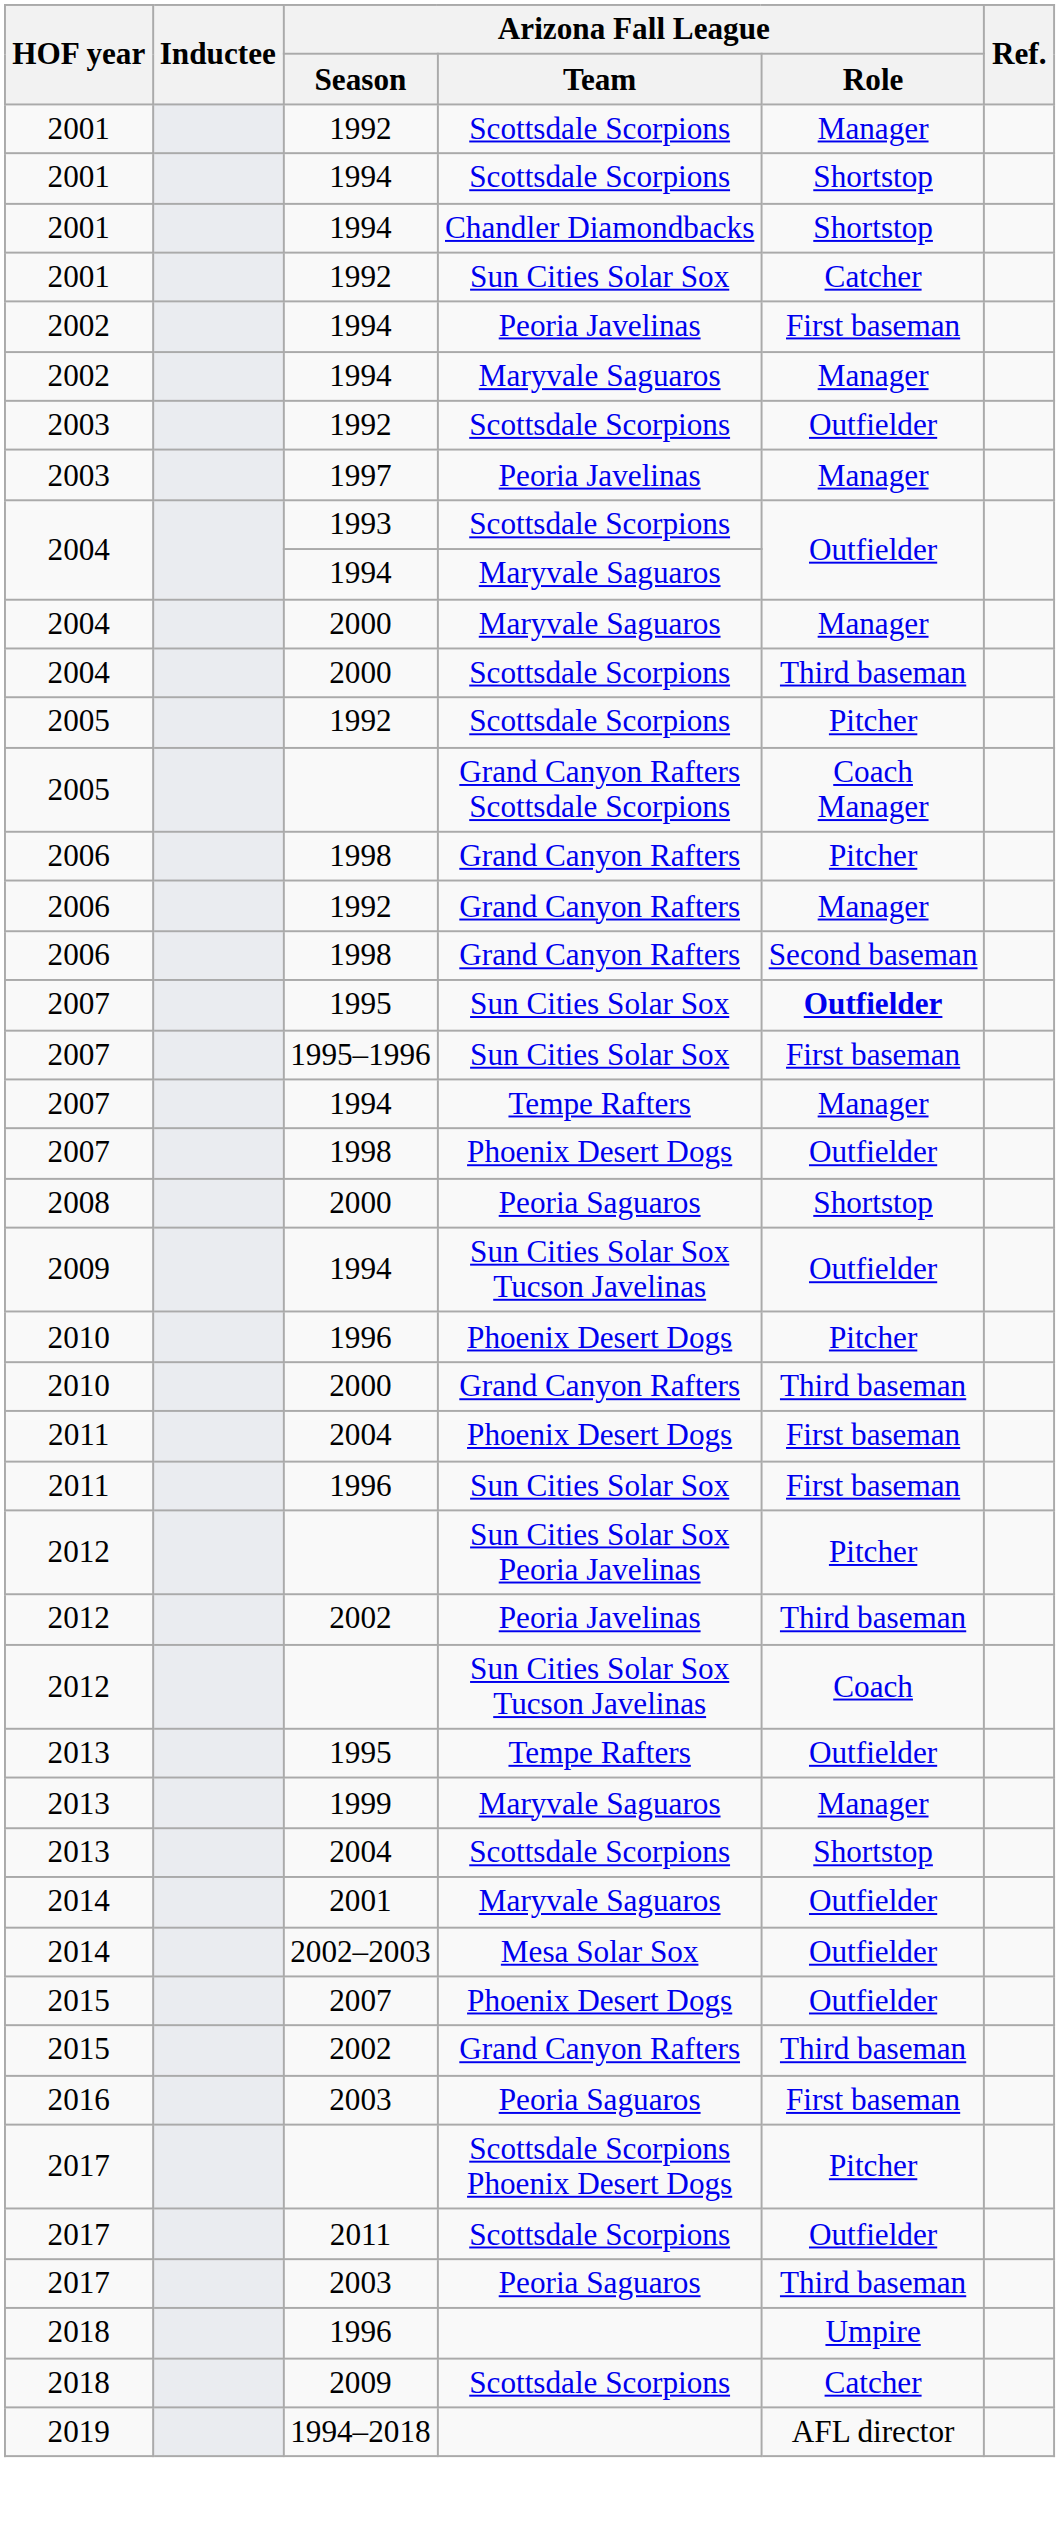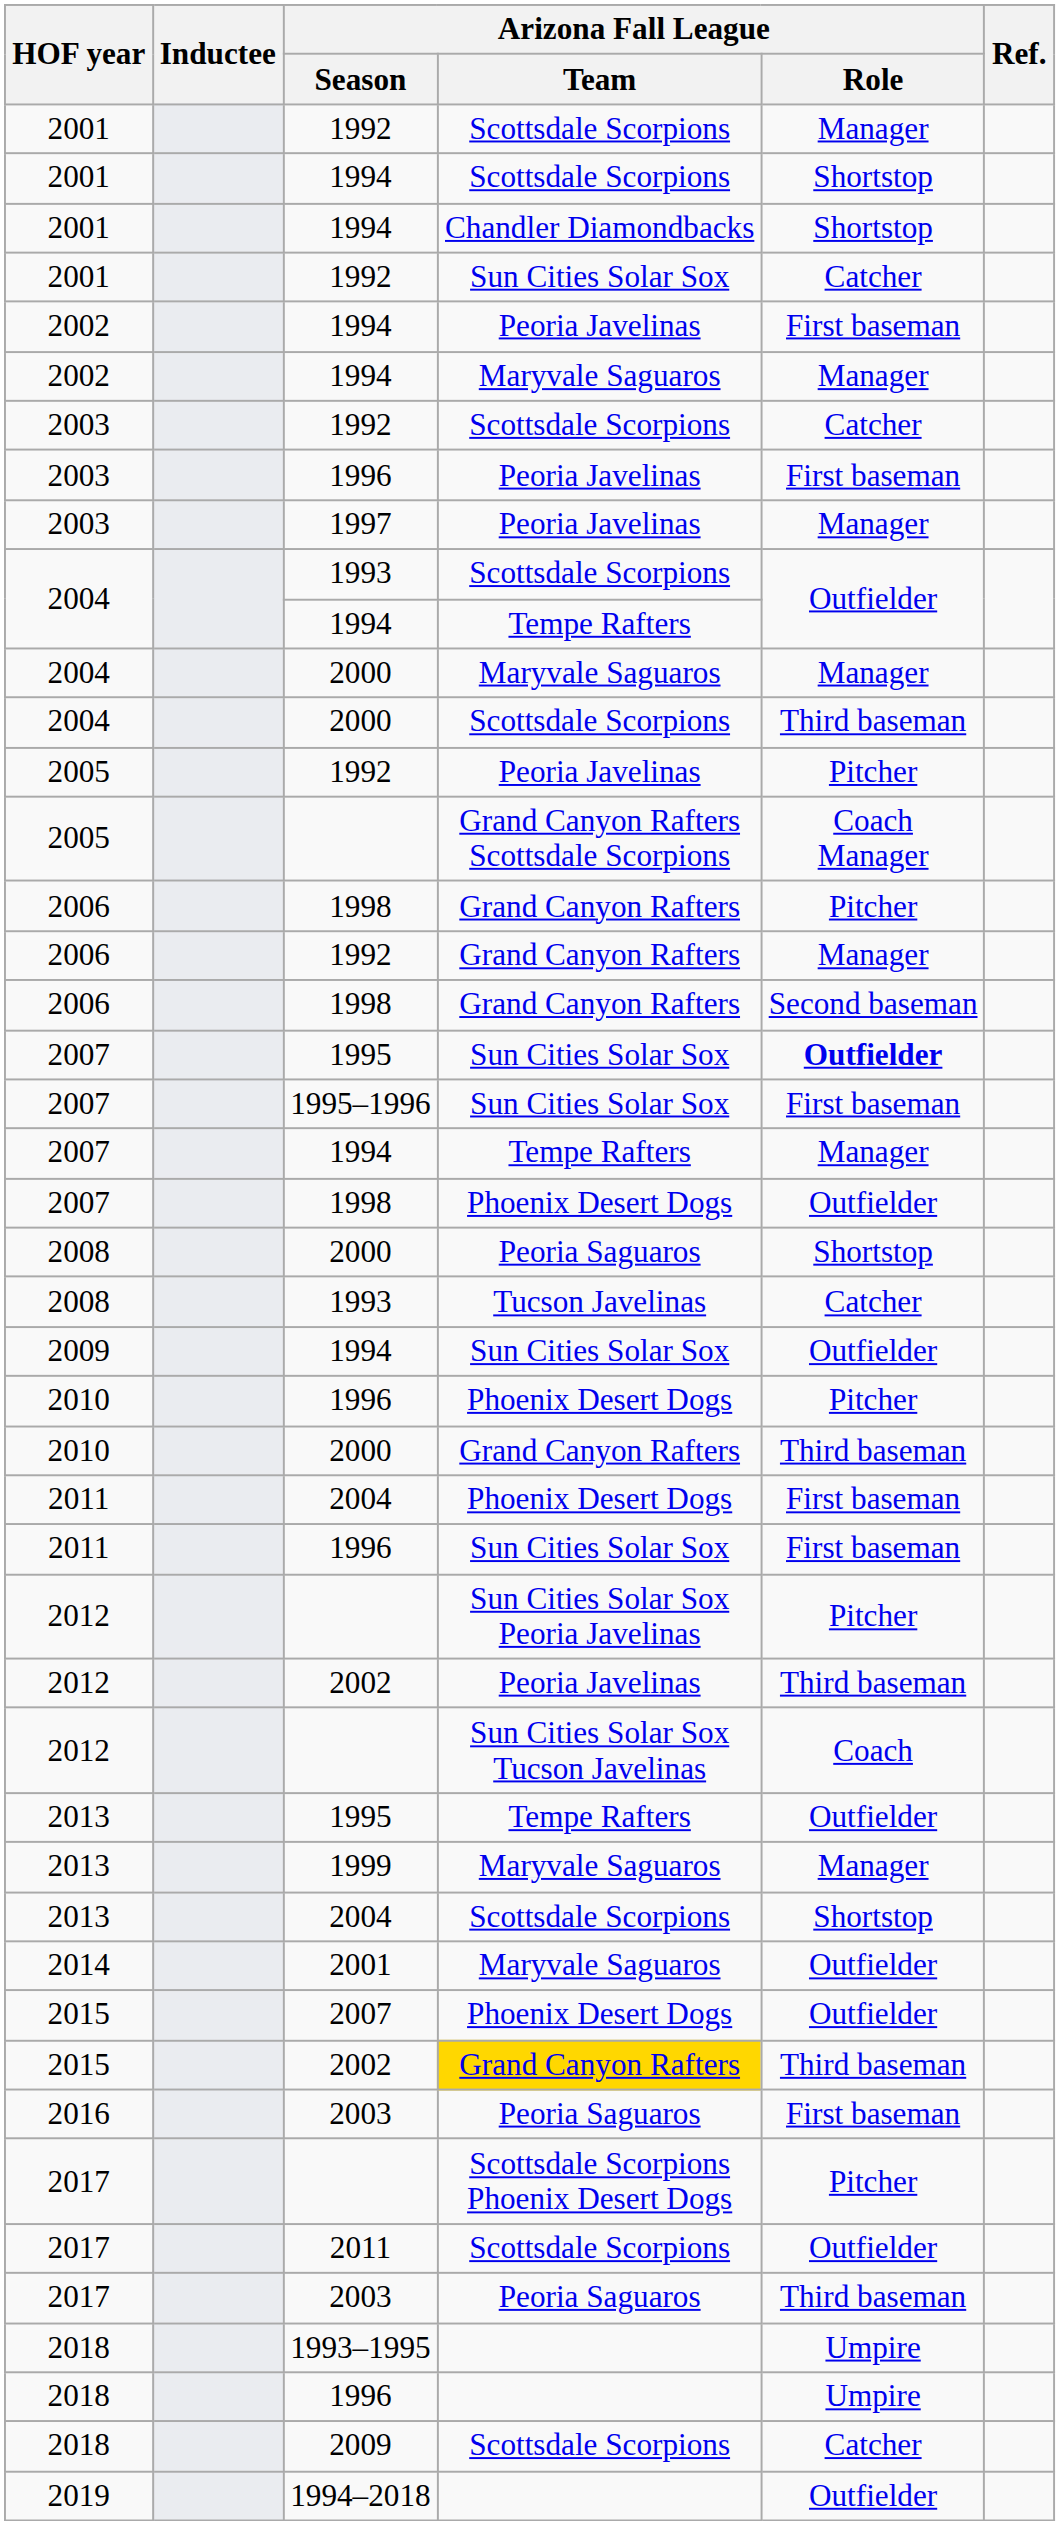(873, 425) Outfielder -> (873, 425) Catcher
+ row: (79, 474)
(600, 573) Maryvale Saguaros -> (600, 623) Tempe Rafters
(600, 721) Scottsdale Scorpions -> (600, 771) Peoria Javelinas
+ row: (79, 1301)
(600, 1269) Sun Cities Solar Sox Tucson Javelinas -> (600, 1350) Sun Cities Solar Sox
- row: (79, 1950)
(600, 2049) no background -> (600, 2064) gold background
+ row: (79, 2346)
(873, 2431) AFL director -> (873, 2495) Outfielder
